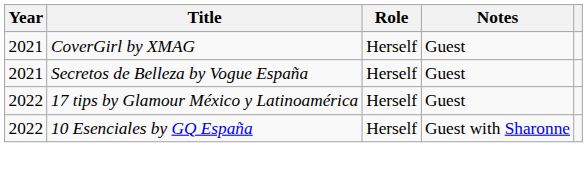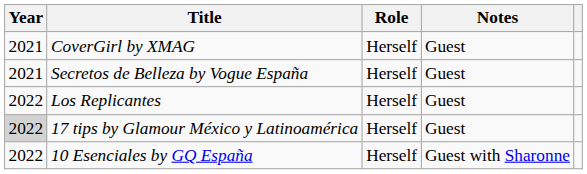+ row: (106, 100)
(26, 100) no background -> (26, 127) lightgrey background
